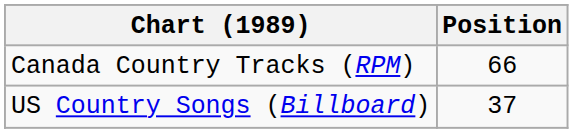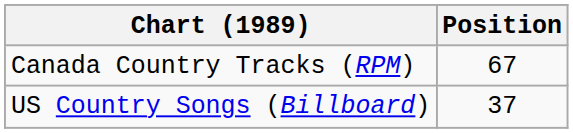(502, 66) 66 -> (502, 66) 67
